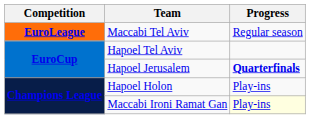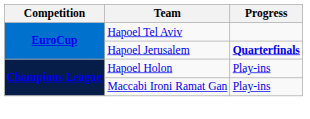- row: (148, 31)
(252, 104) lightyellow background -> (252, 86) no background
